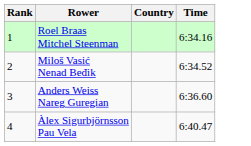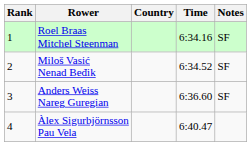+ column: (231, 13)
